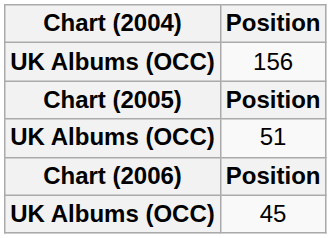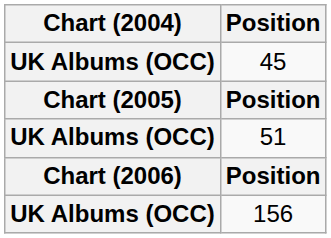rows swapped: (273, 213) <-> (273, 61)
